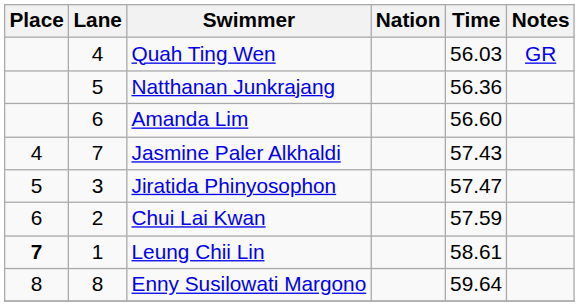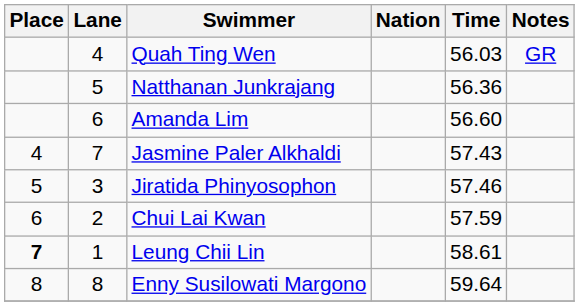(476, 185) 57.47 -> (476, 185) 57.46
